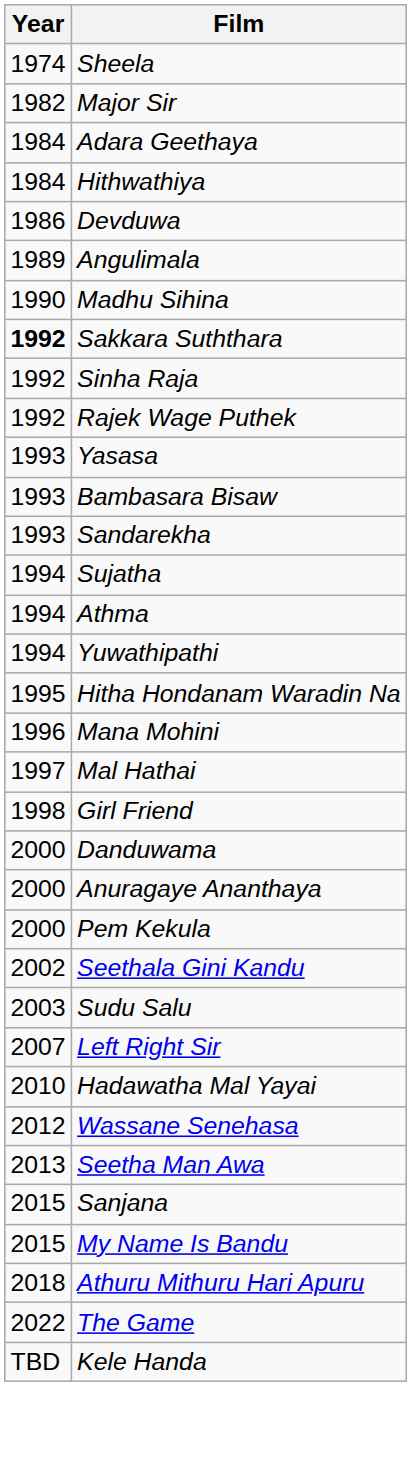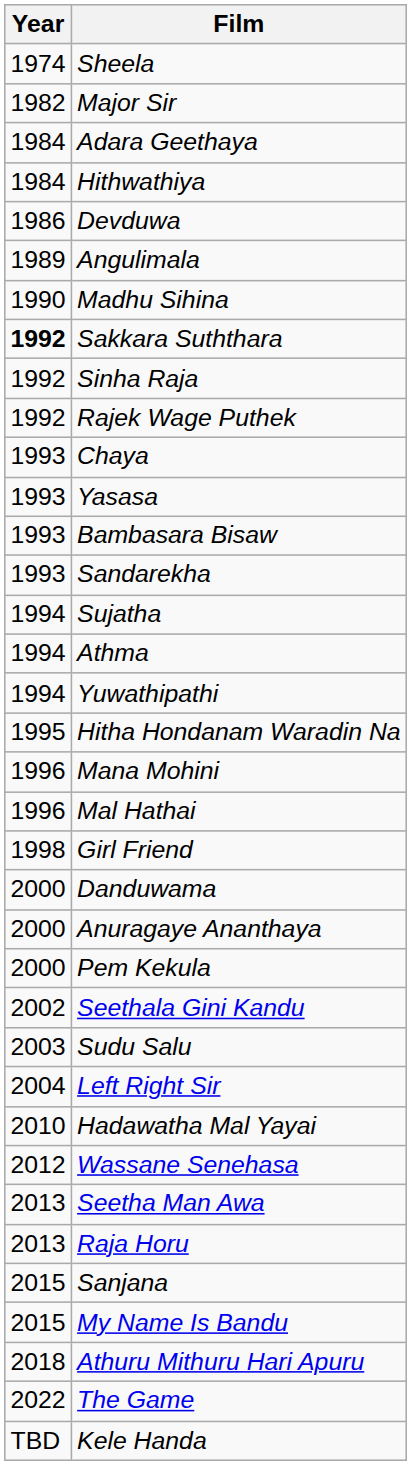+ row: (113, 456)
(38, 771) 1997 -> (38, 810) 1996
(38, 1046) 2007 -> (38, 1086) 2004
+ row: (133, 1243)
